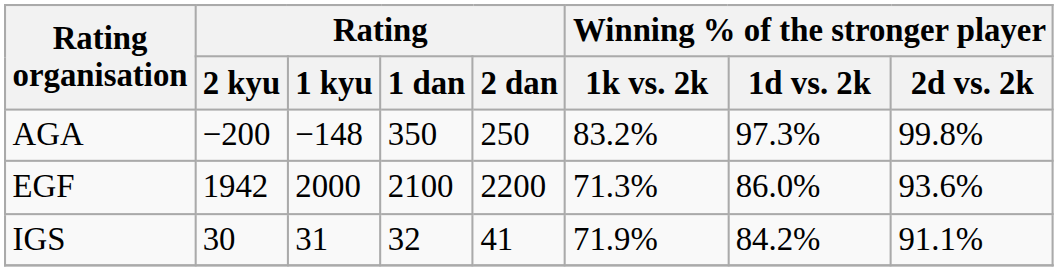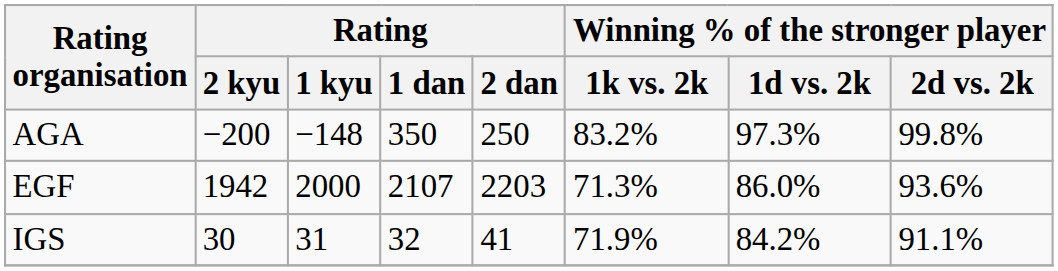(421, 186) 2100 -> (421, 186) 2107
(513, 186) 2200 -> (513, 186) 2203
